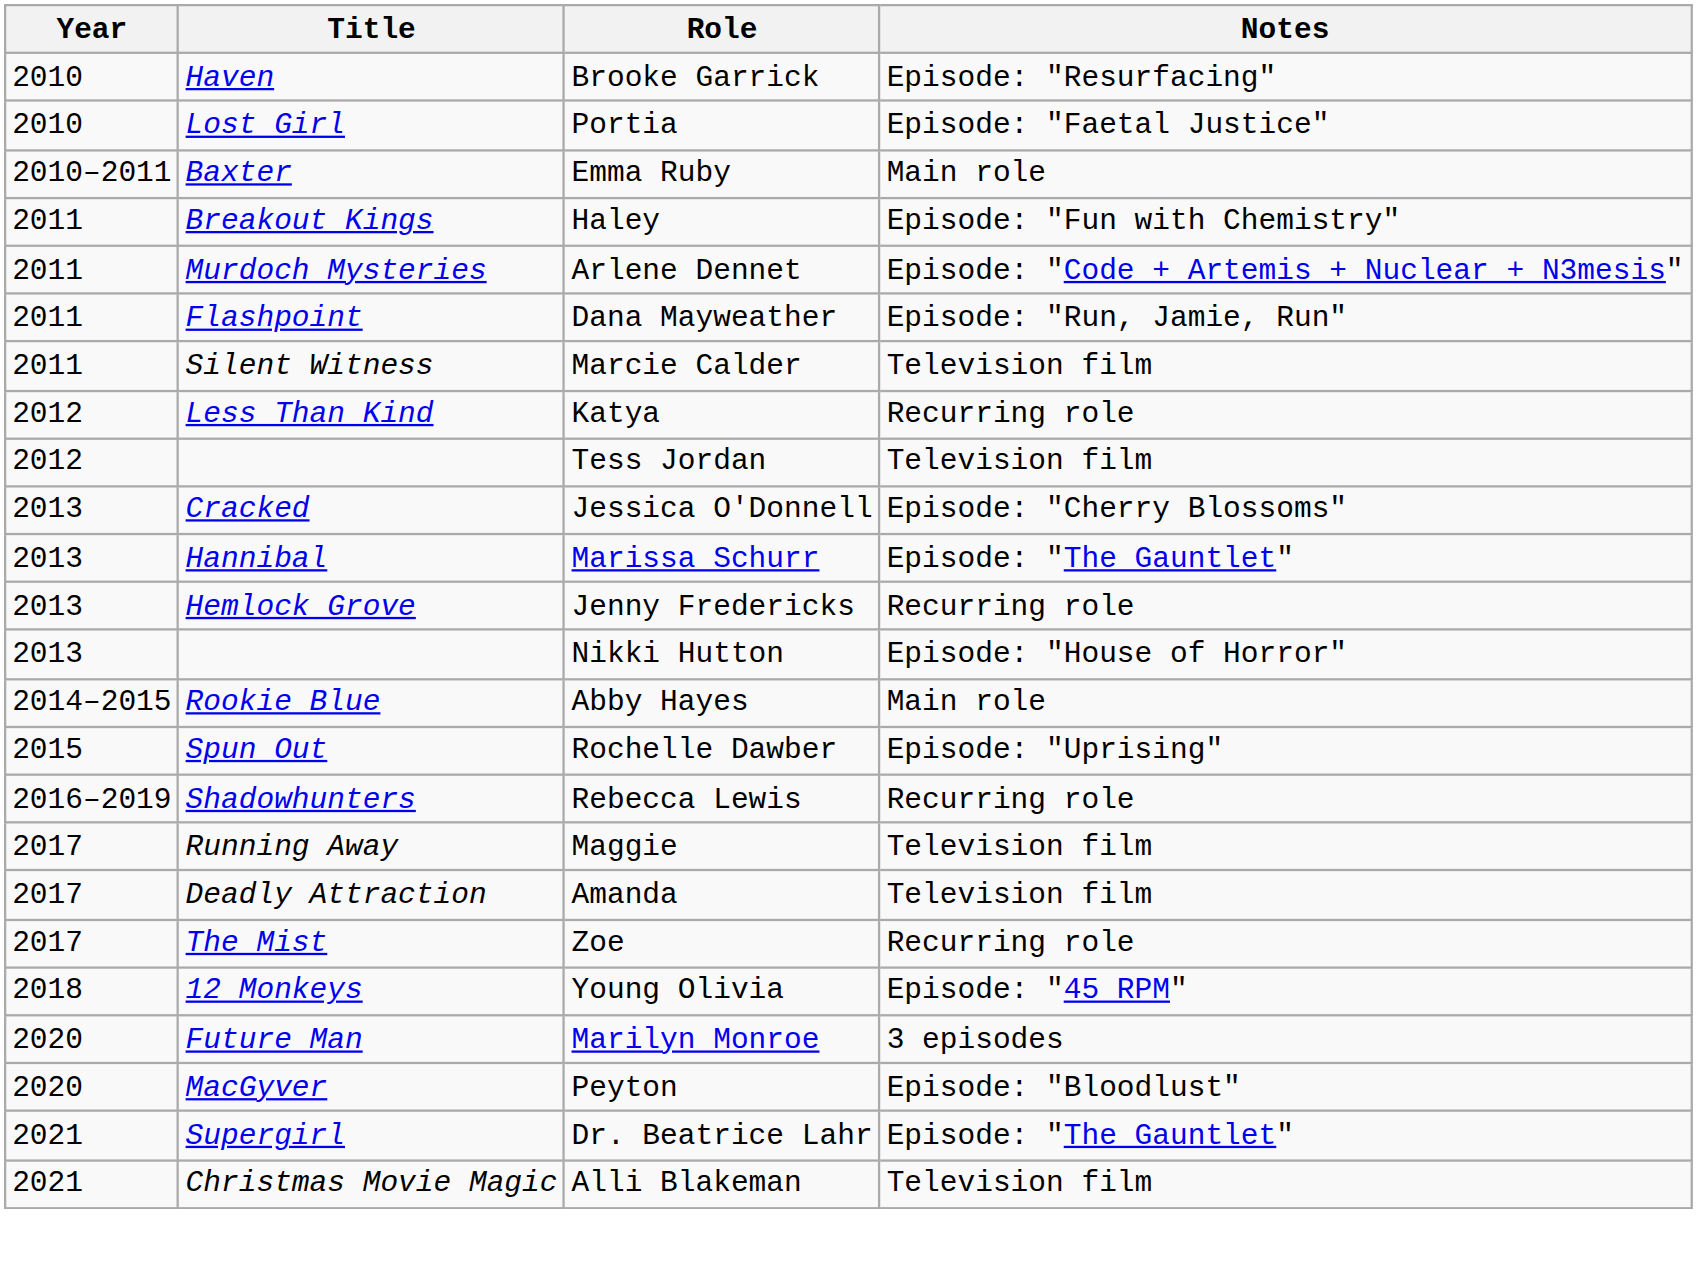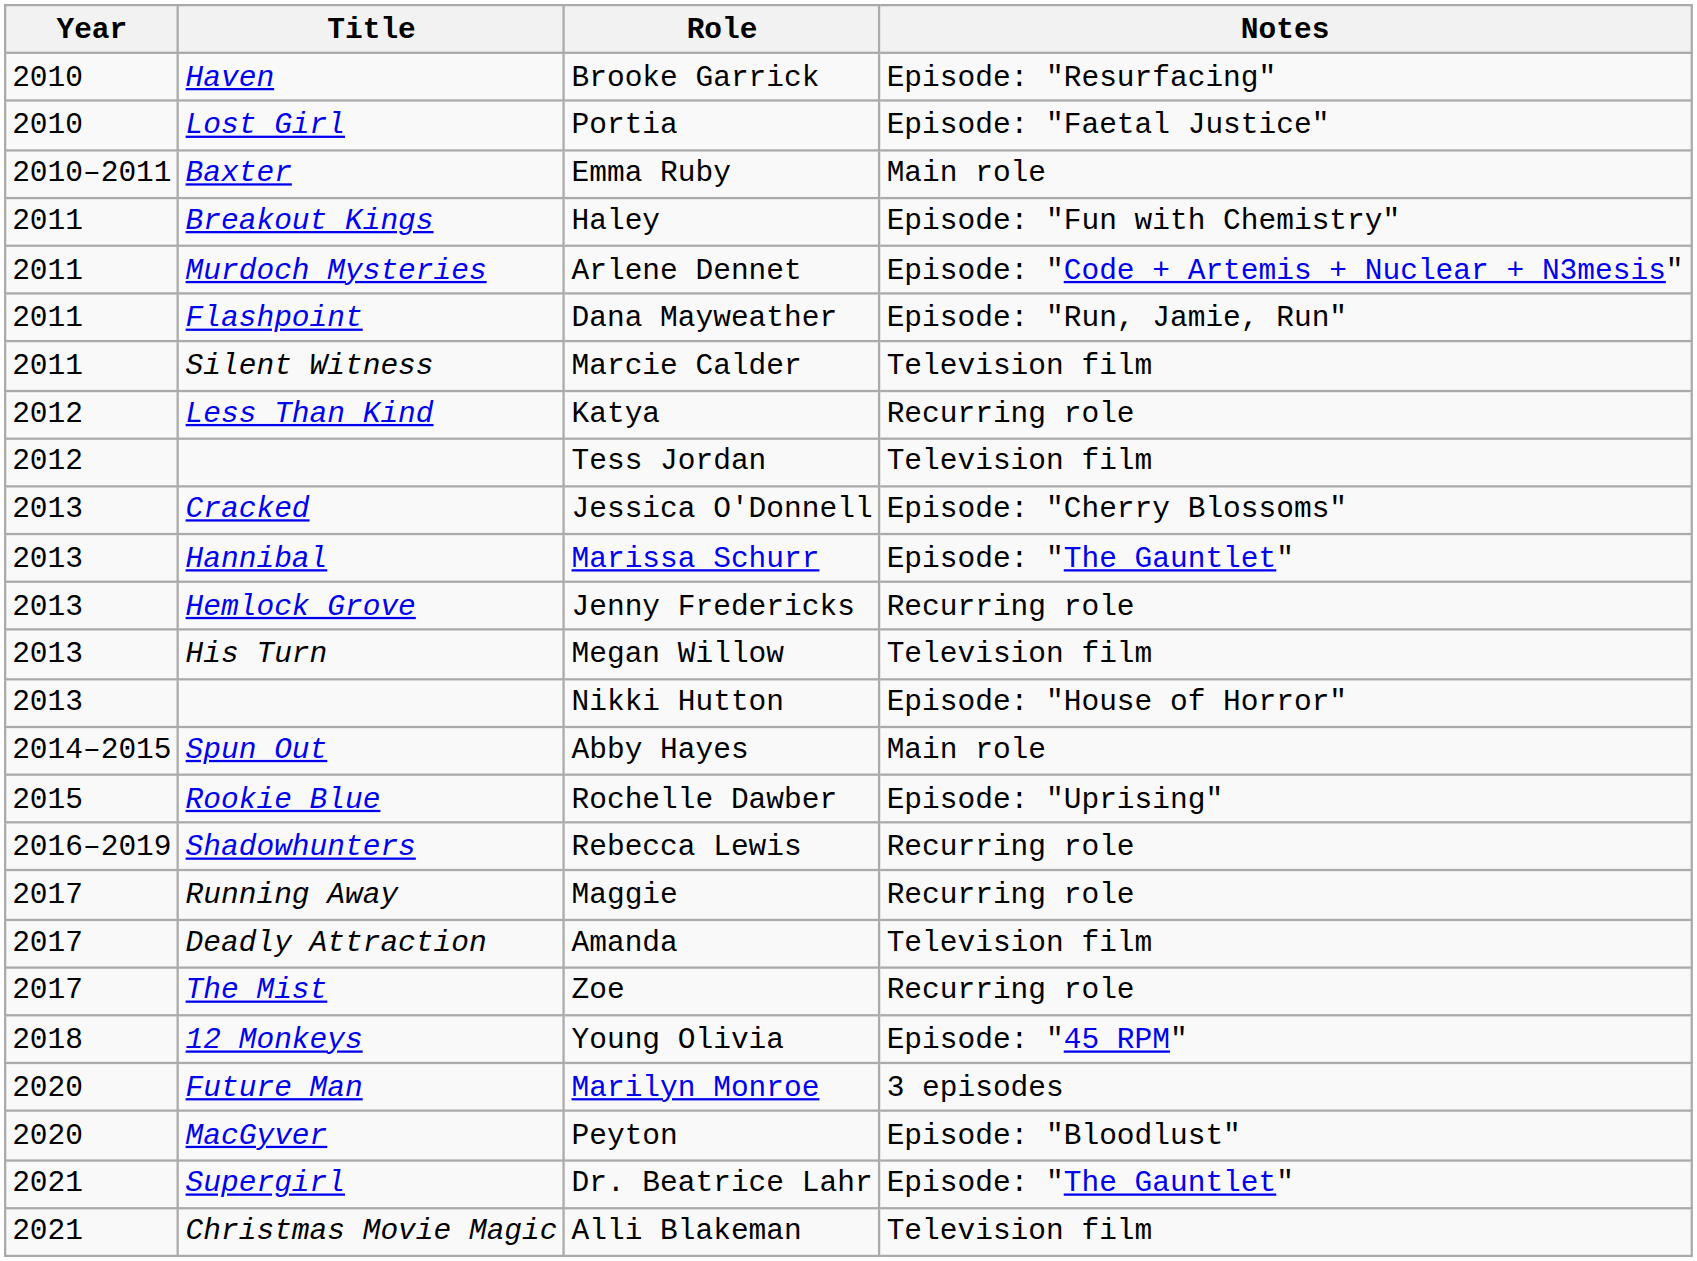+ row: (678, 654)
(283, 703) Rookie Blue -> (256, 751) Spun Out
(256, 751) Spun Out -> (283, 799) Rookie Blue
(1019, 847) Television film -> (1011, 895) Recurring role
